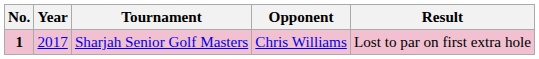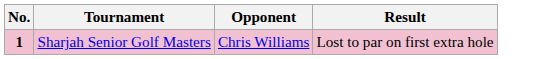- column: (53, 17)
